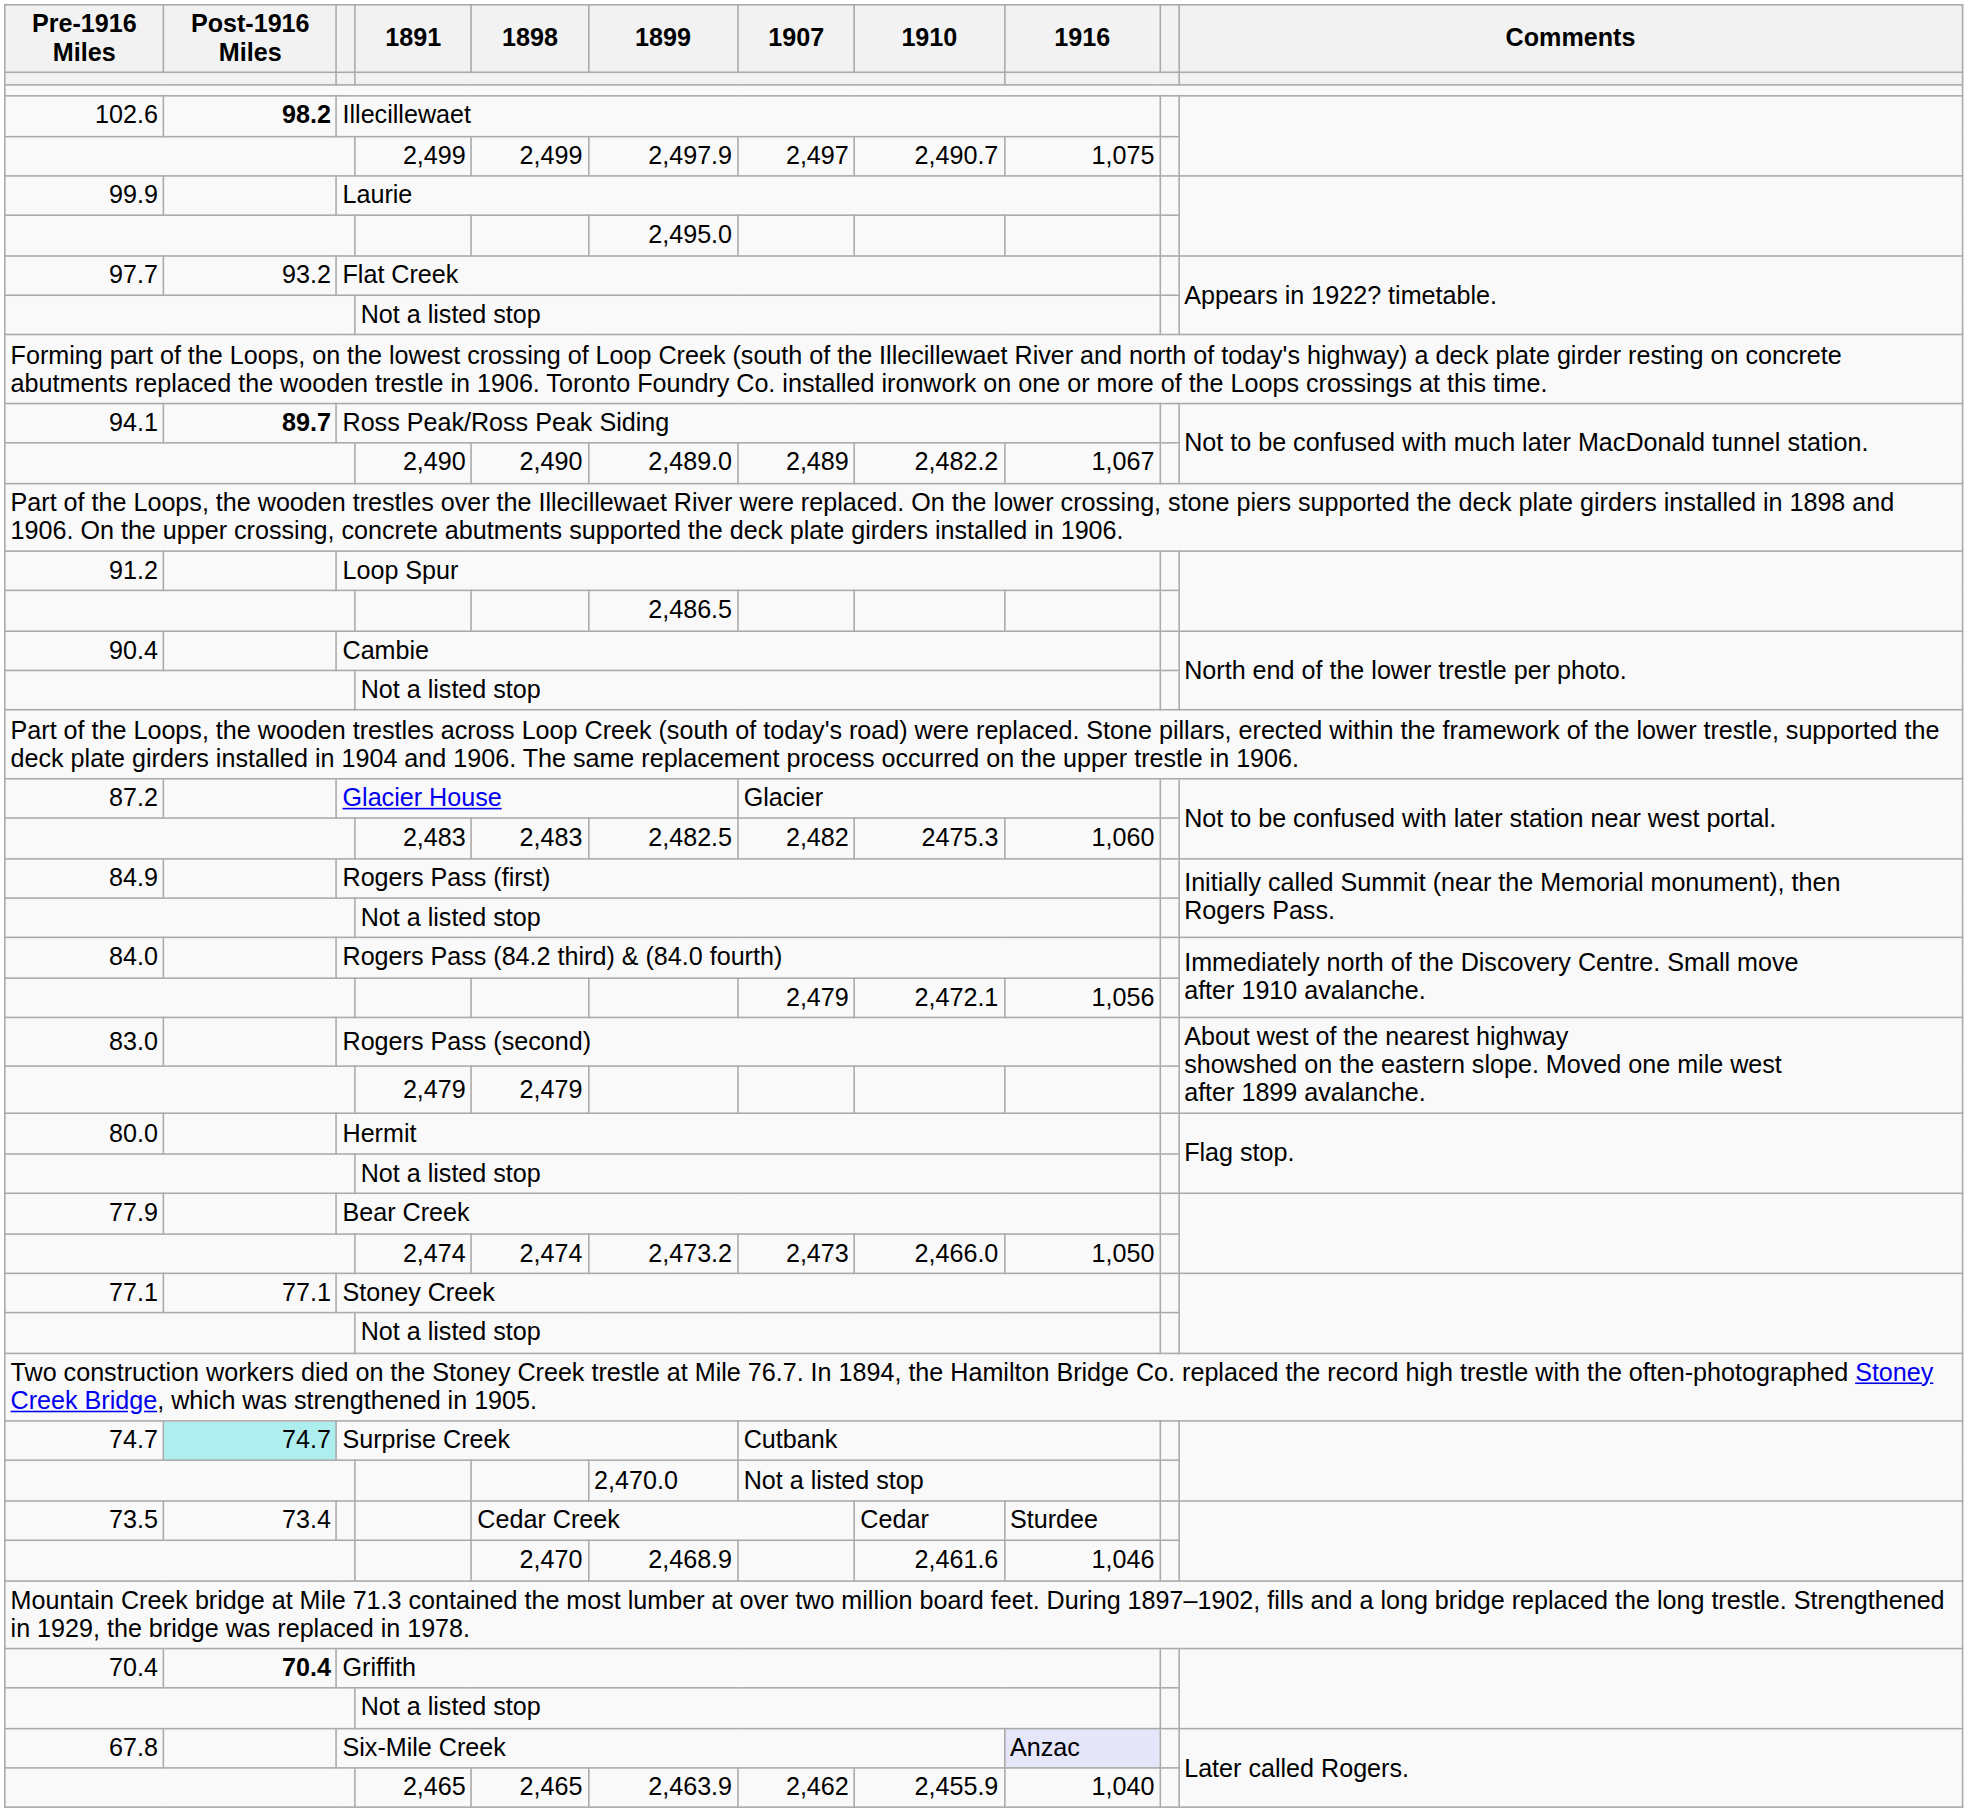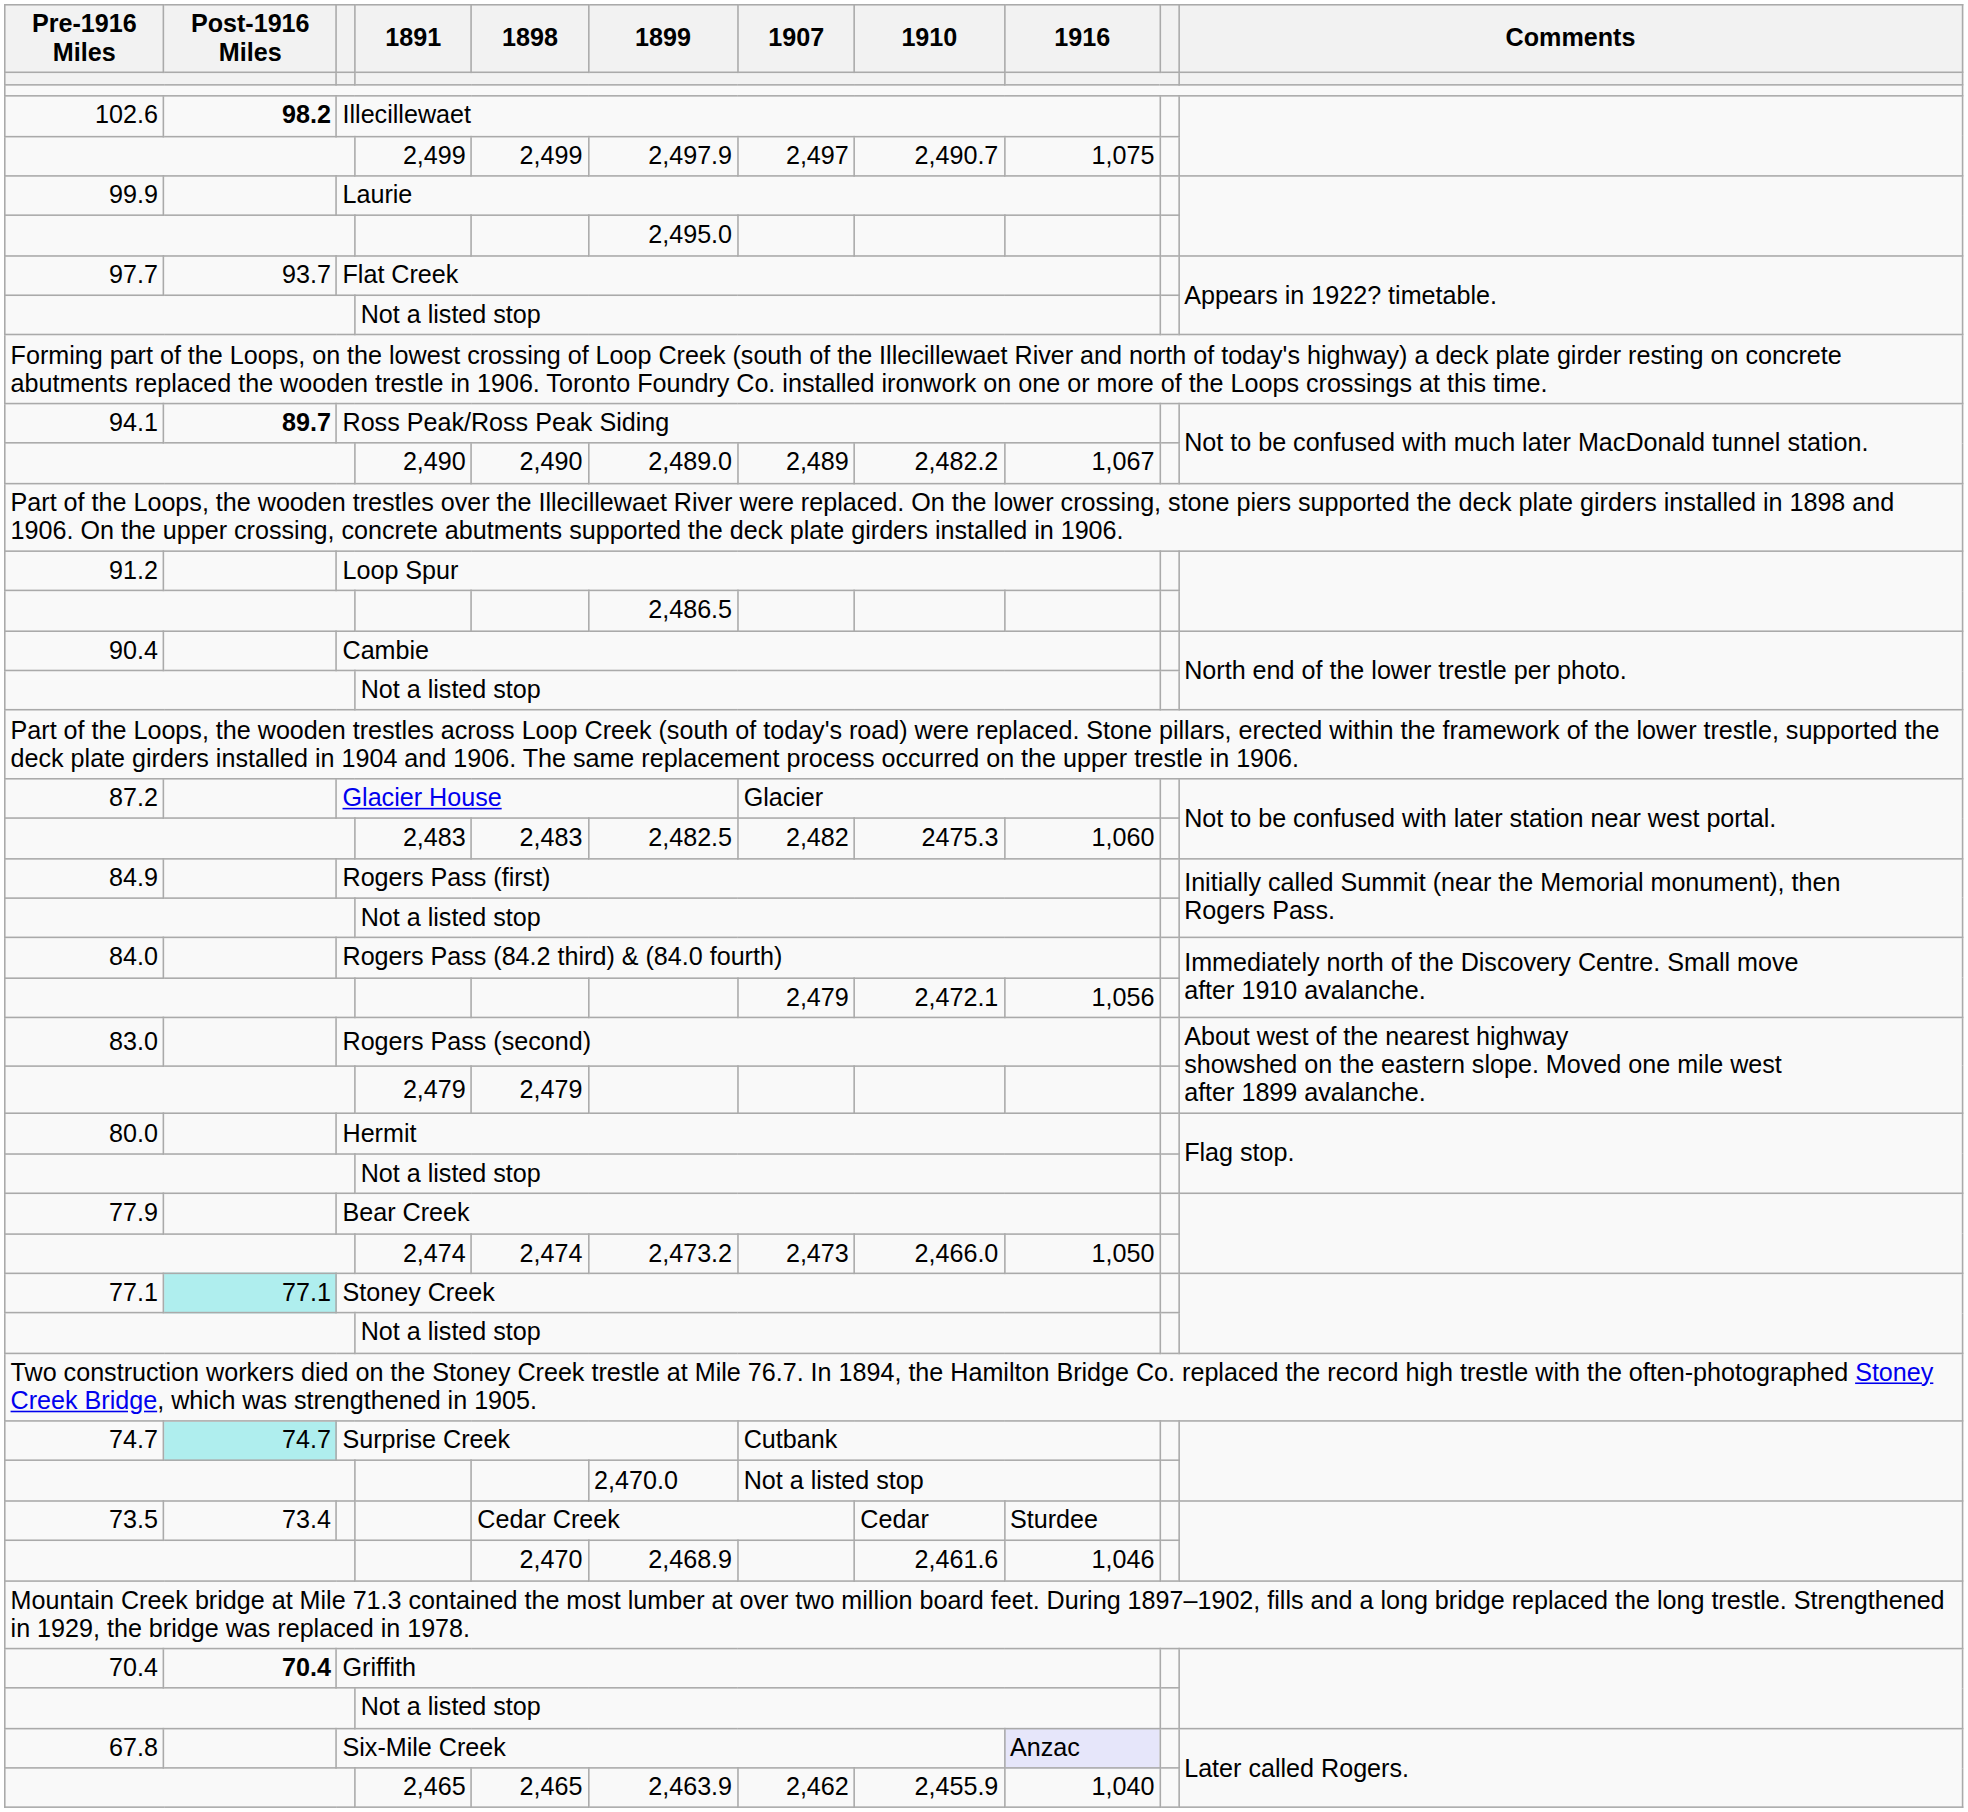(306, 275) 93.2 -> (306, 275) 93.7
(306, 1292) no background -> (306, 1292) paleturquoise background
